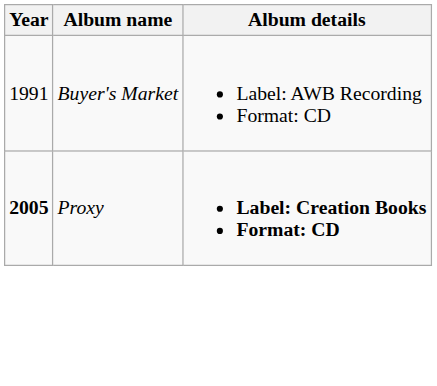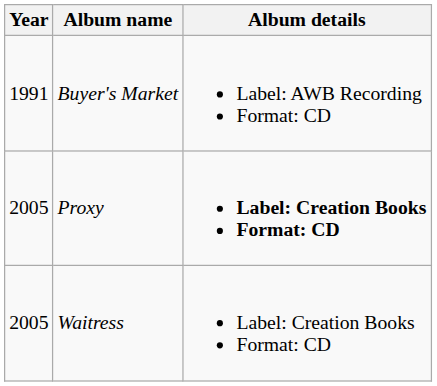(29, 207) bold -> (29, 207) normal
+ row: (91, 322)
